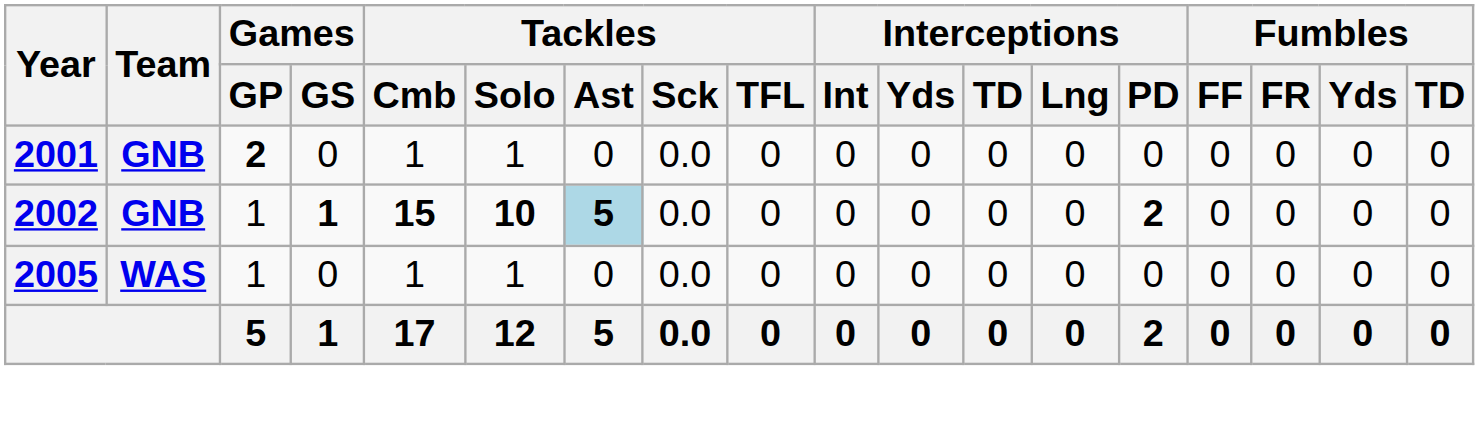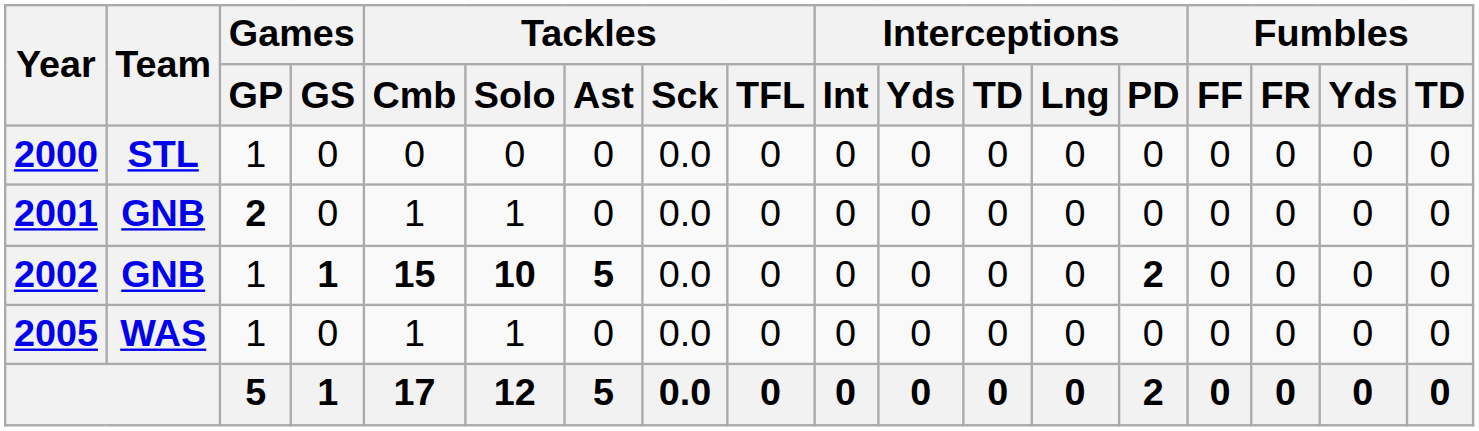+ row: (56, 154)
(603, 214) lightblue background -> (603, 273) no background
